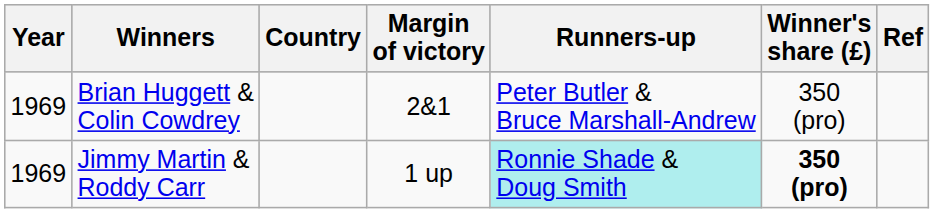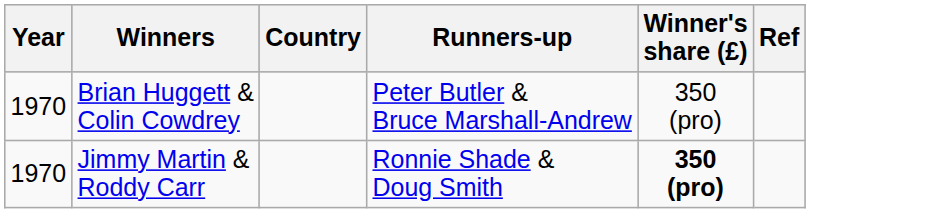- column: (429, 38)
(38, 105) 1969 -> (38, 105) 1970
(38, 173) 1969 -> (38, 173) 1970
(587, 173) paleturquoise background -> (463, 173) no background
